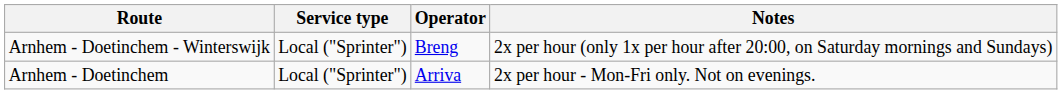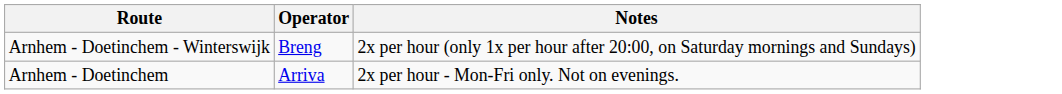- column: (342, 18)
